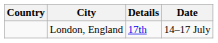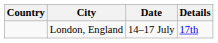columns swapped: (187, 12) <-> (144, 12)
